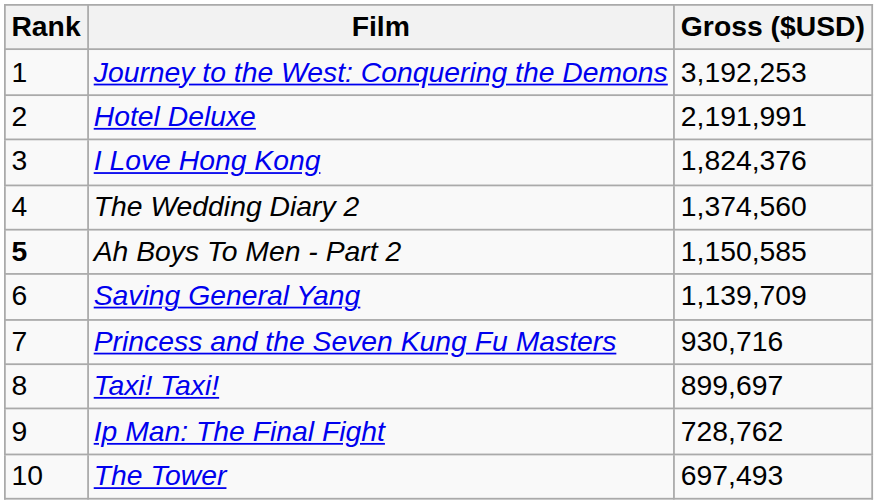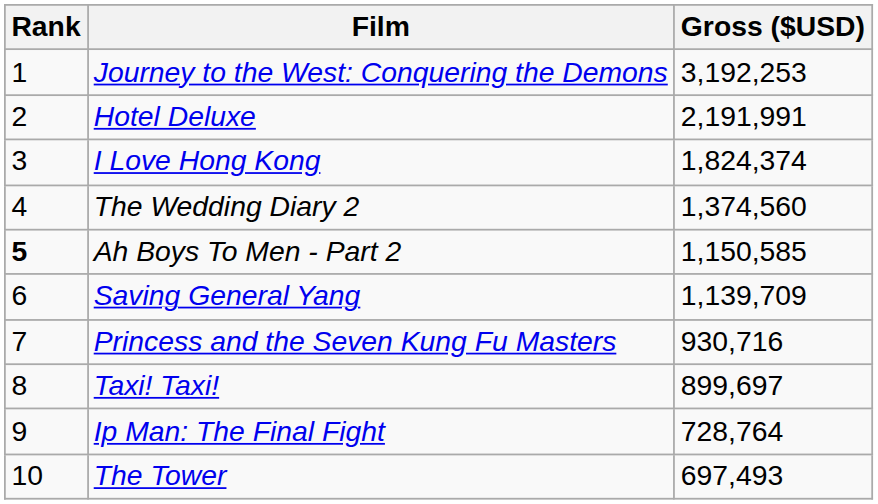(744, 161) 1,824,376 -> (744, 161) 1,824,374
(732, 431) 728,762 -> (732, 431) 728,764
